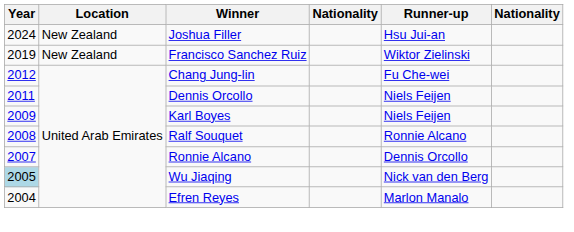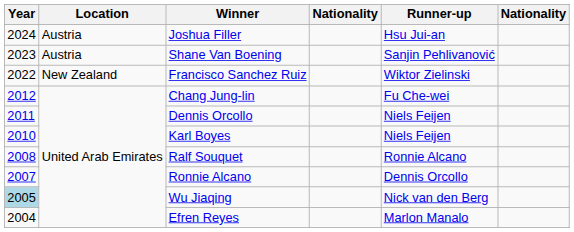(79, 34) New Zealand -> (62, 34) Austria
+ row: (225, 55)
(22, 55) 2019 -> (22, 75) 2022
(22, 116) 2009 -> (22, 136) 2010
